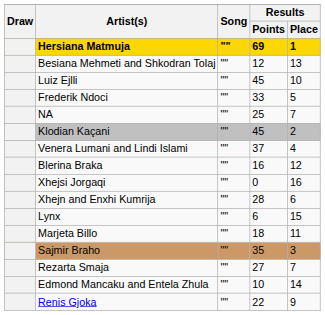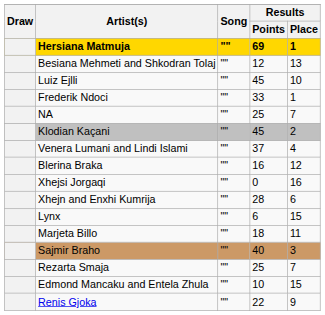(293, 98) 5 -> (293, 98) 1
(258, 251) 35 -> (258, 251) 40
(258, 268) 27 -> (258, 268) 25
(296, 285) 14 -> (296, 285) 15
